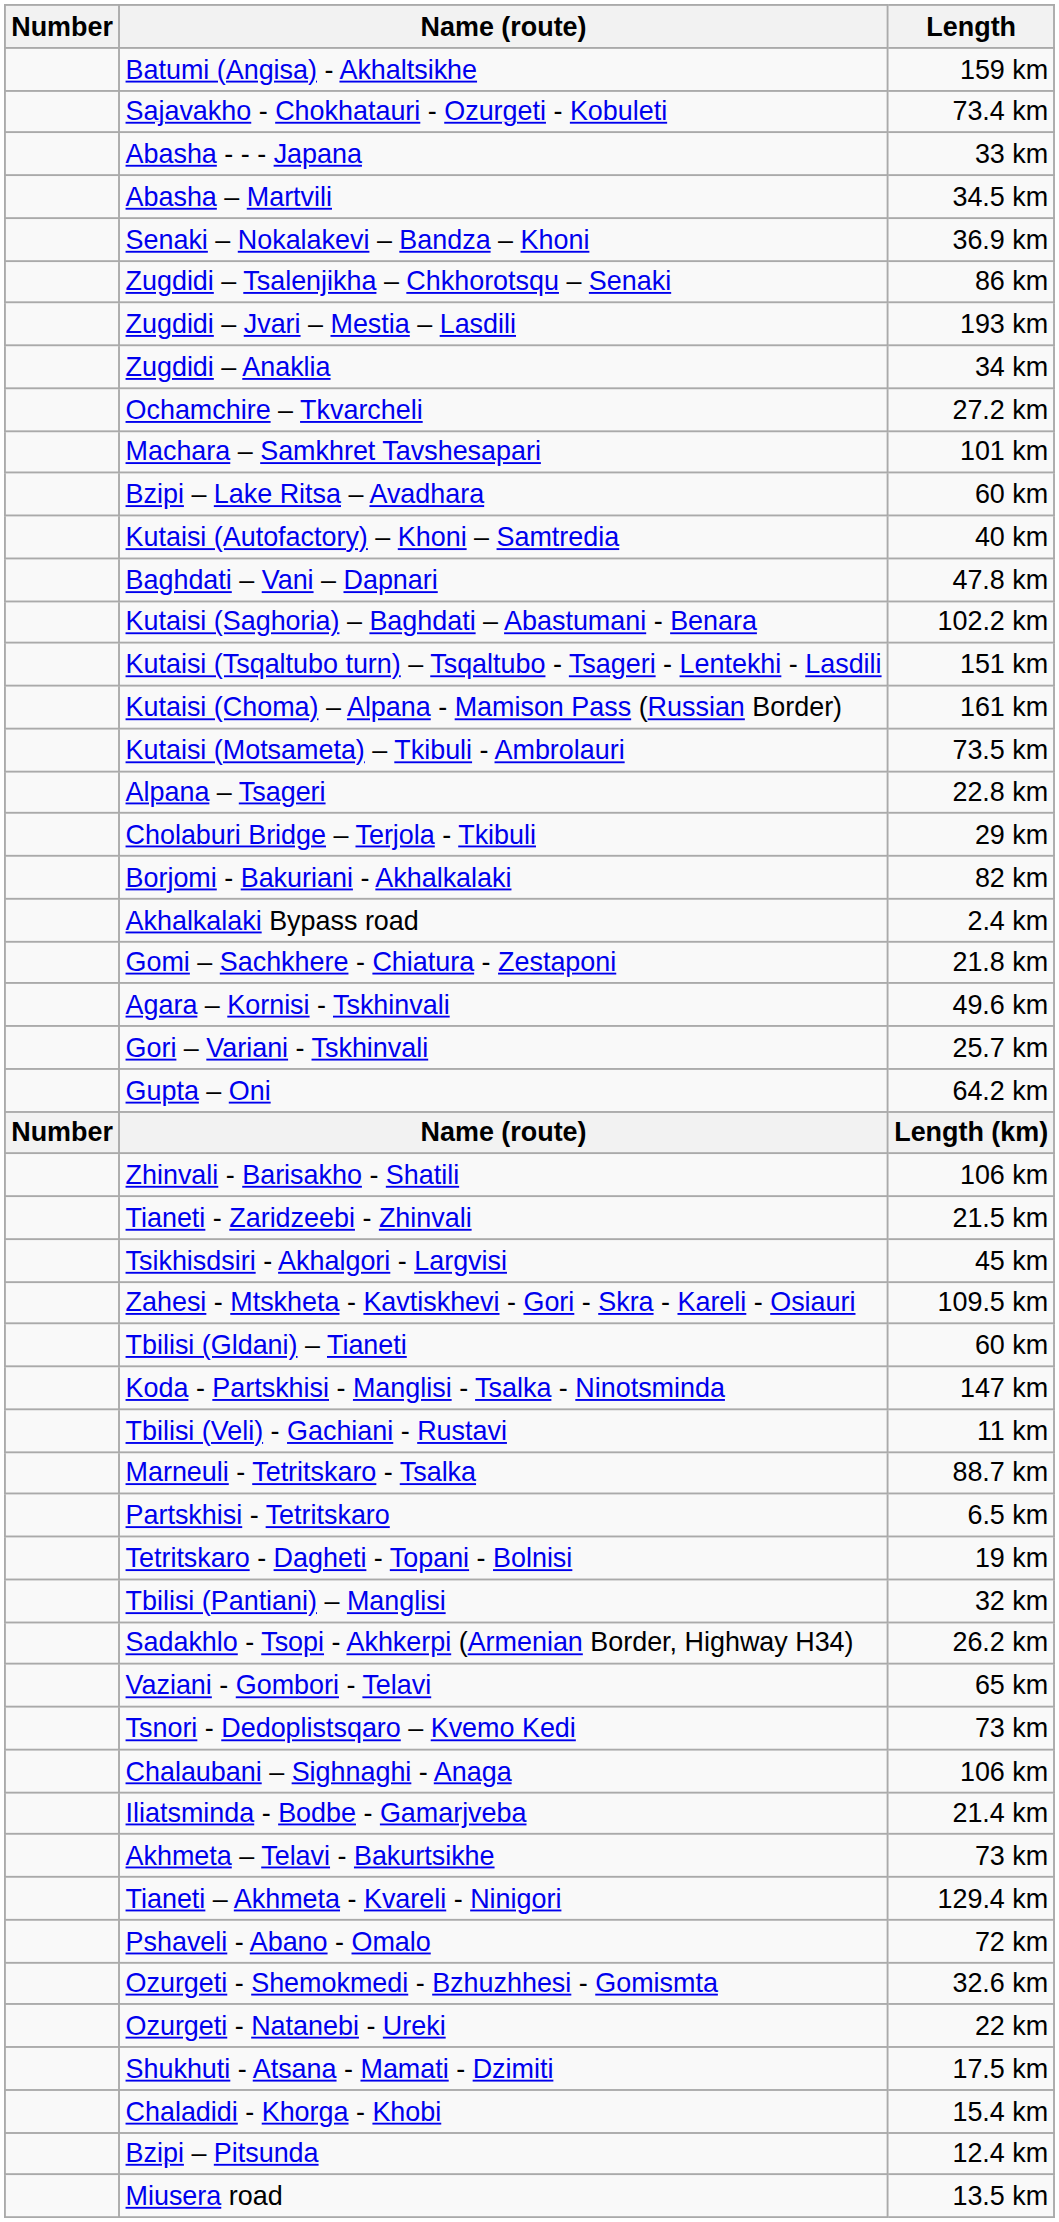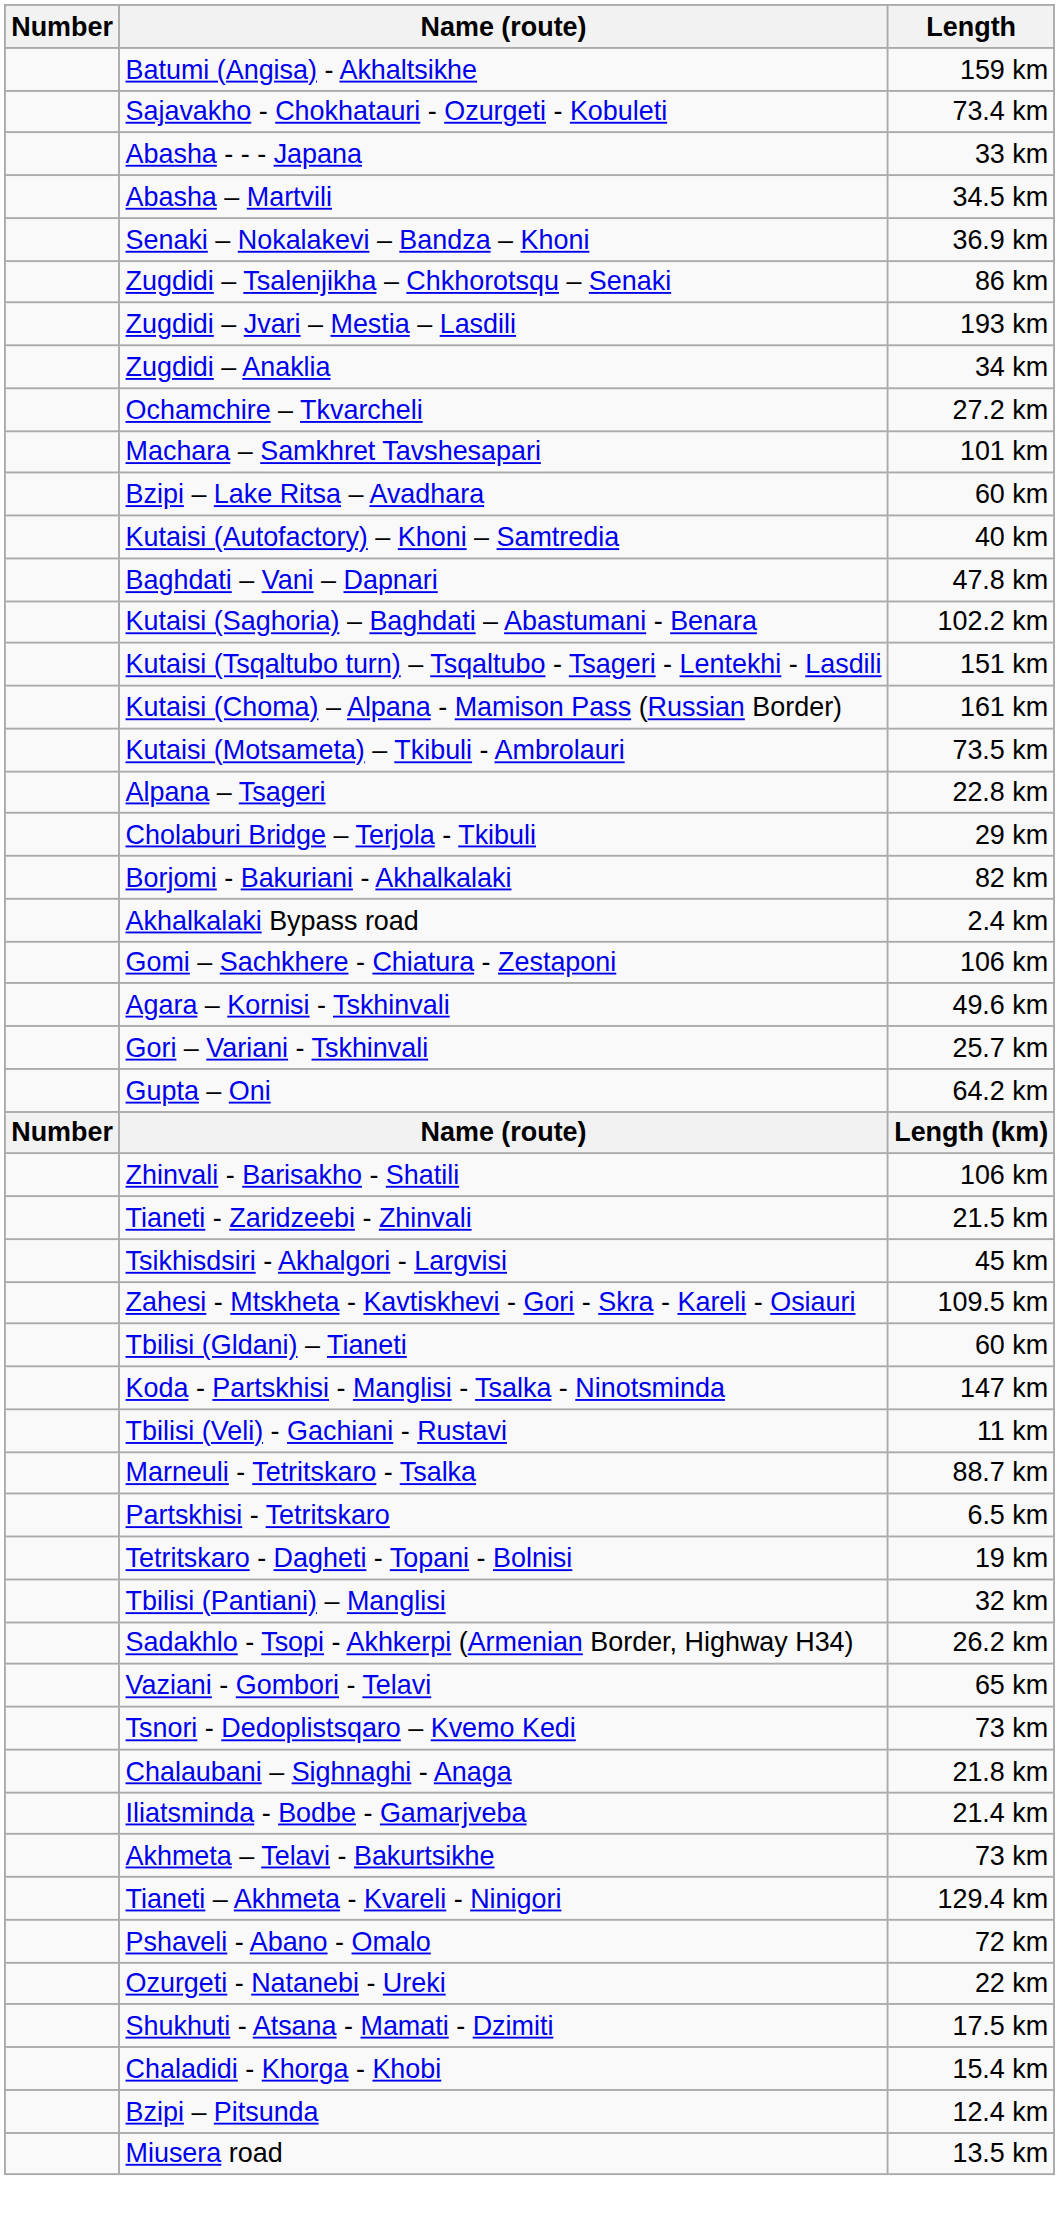(1000, 963) 21.8 km -> (1004, 963) 106 km
(1004, 1771) 106 km -> (1000, 1771) 21.8 km
- row: (422, 1984)
